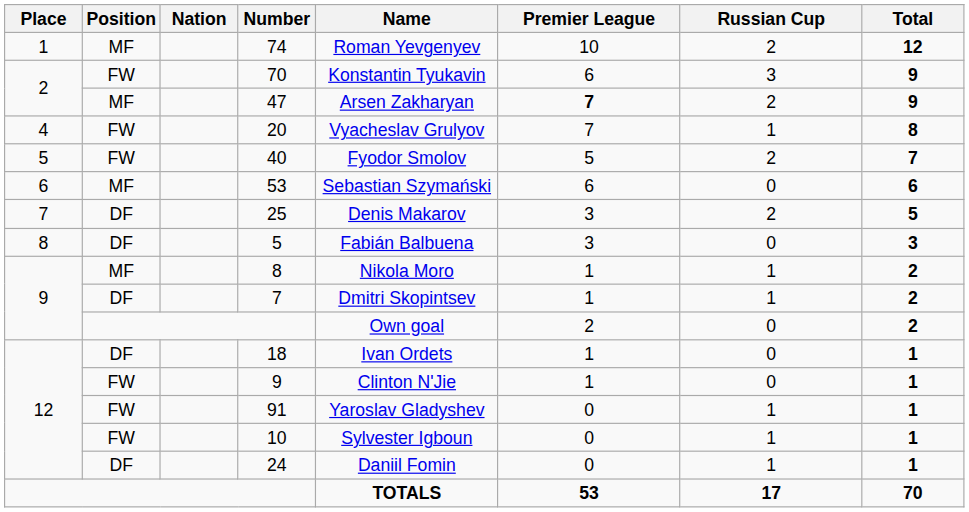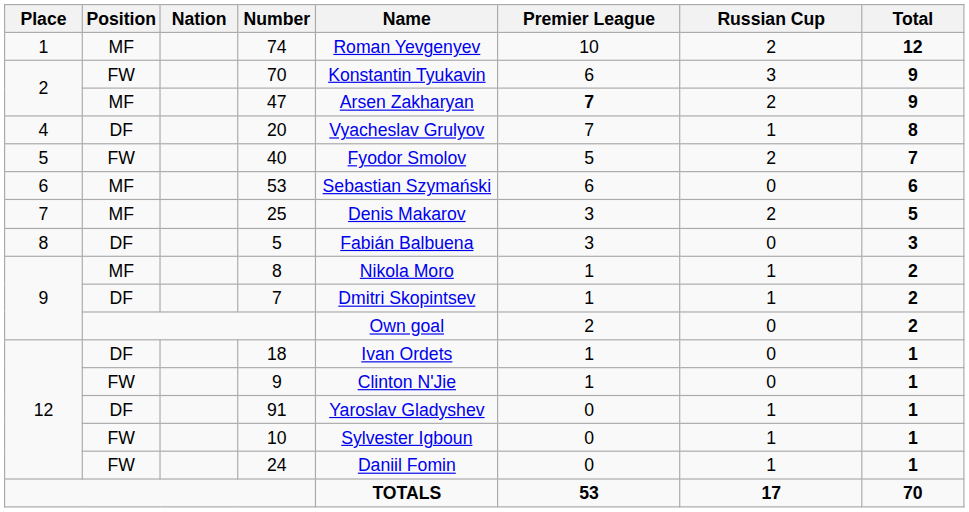(121, 130) FW -> (121, 130) DF
(121, 214) DF -> (121, 214) MF
(121, 409) FW -> (121, 409) DF
(121, 465) DF -> (121, 465) FW
